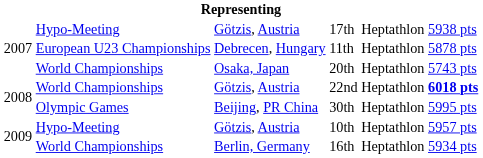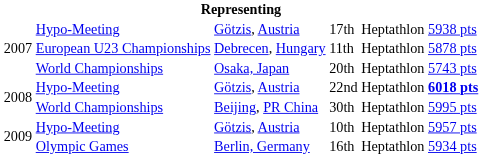(99, 88) World Championships -> (78, 88) Hypo-Meeting
(82, 107) Olympic Games -> (99, 107) World Championships
(99, 146) World Championships -> (82, 146) Olympic Games
